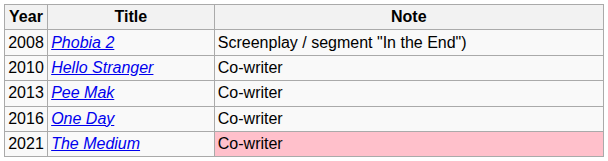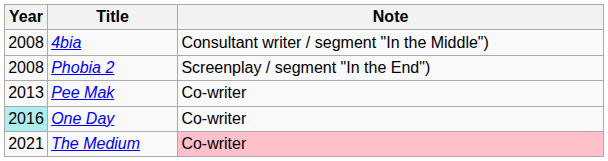+ row: (66, 42)
- row: (102, 67)
(26, 118) no background -> (26, 118) paleturquoise background
